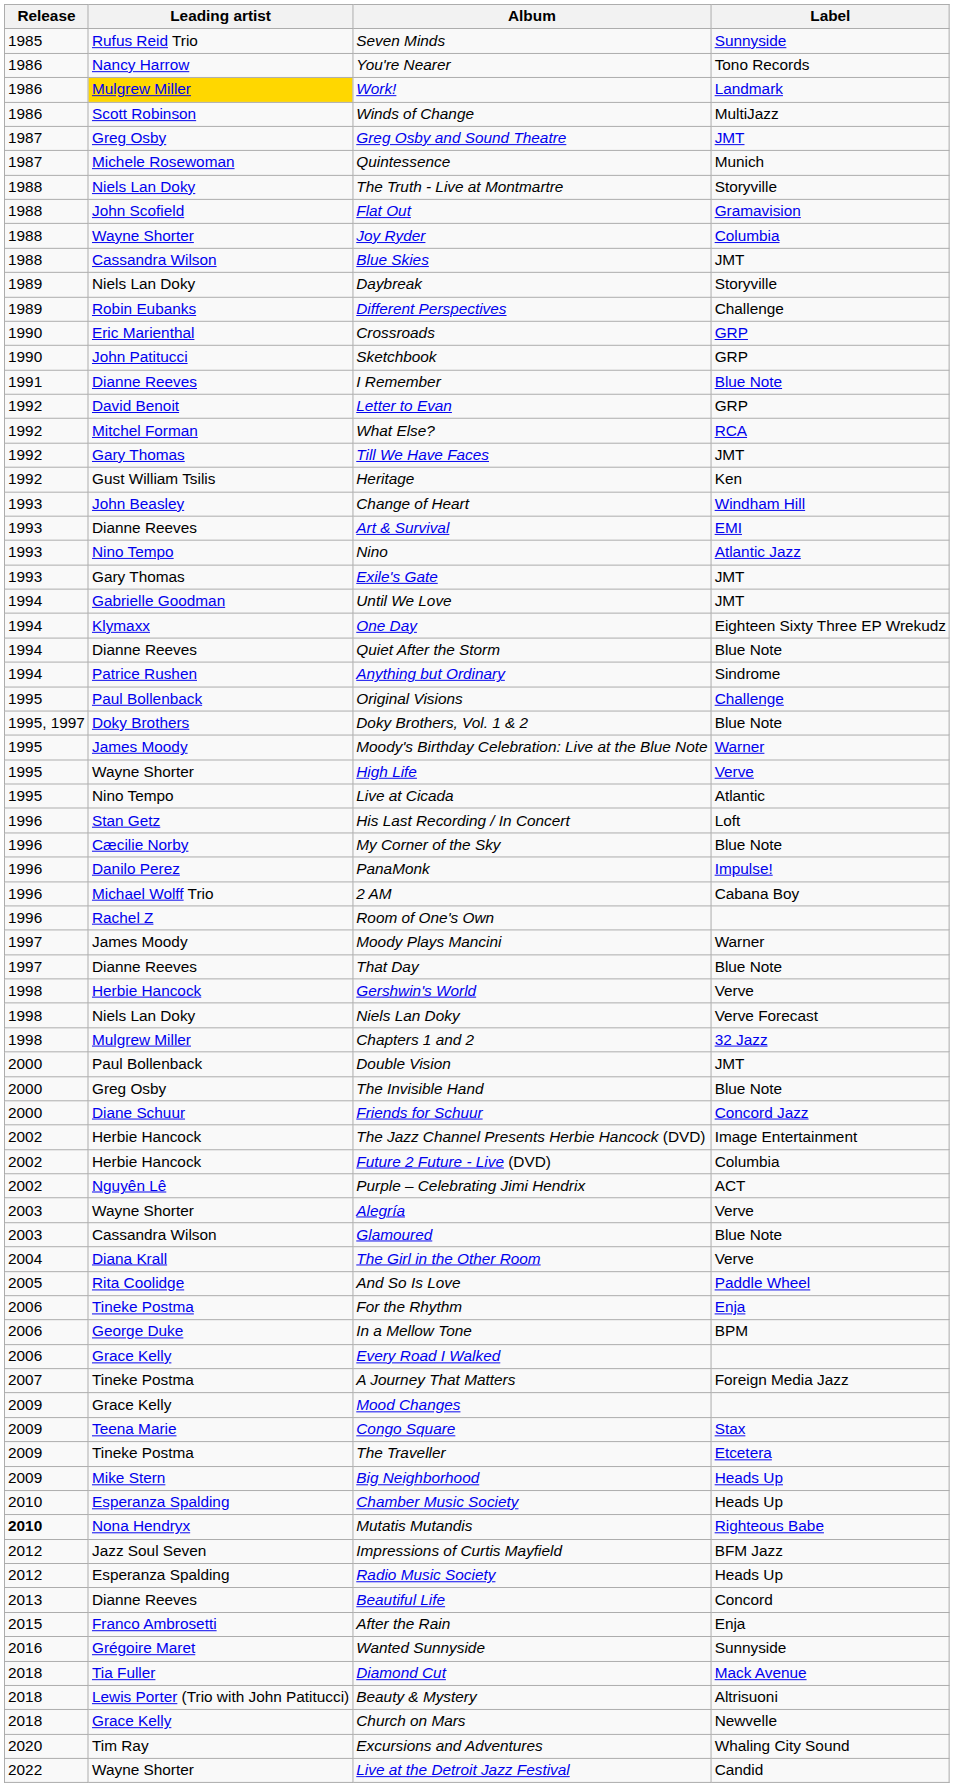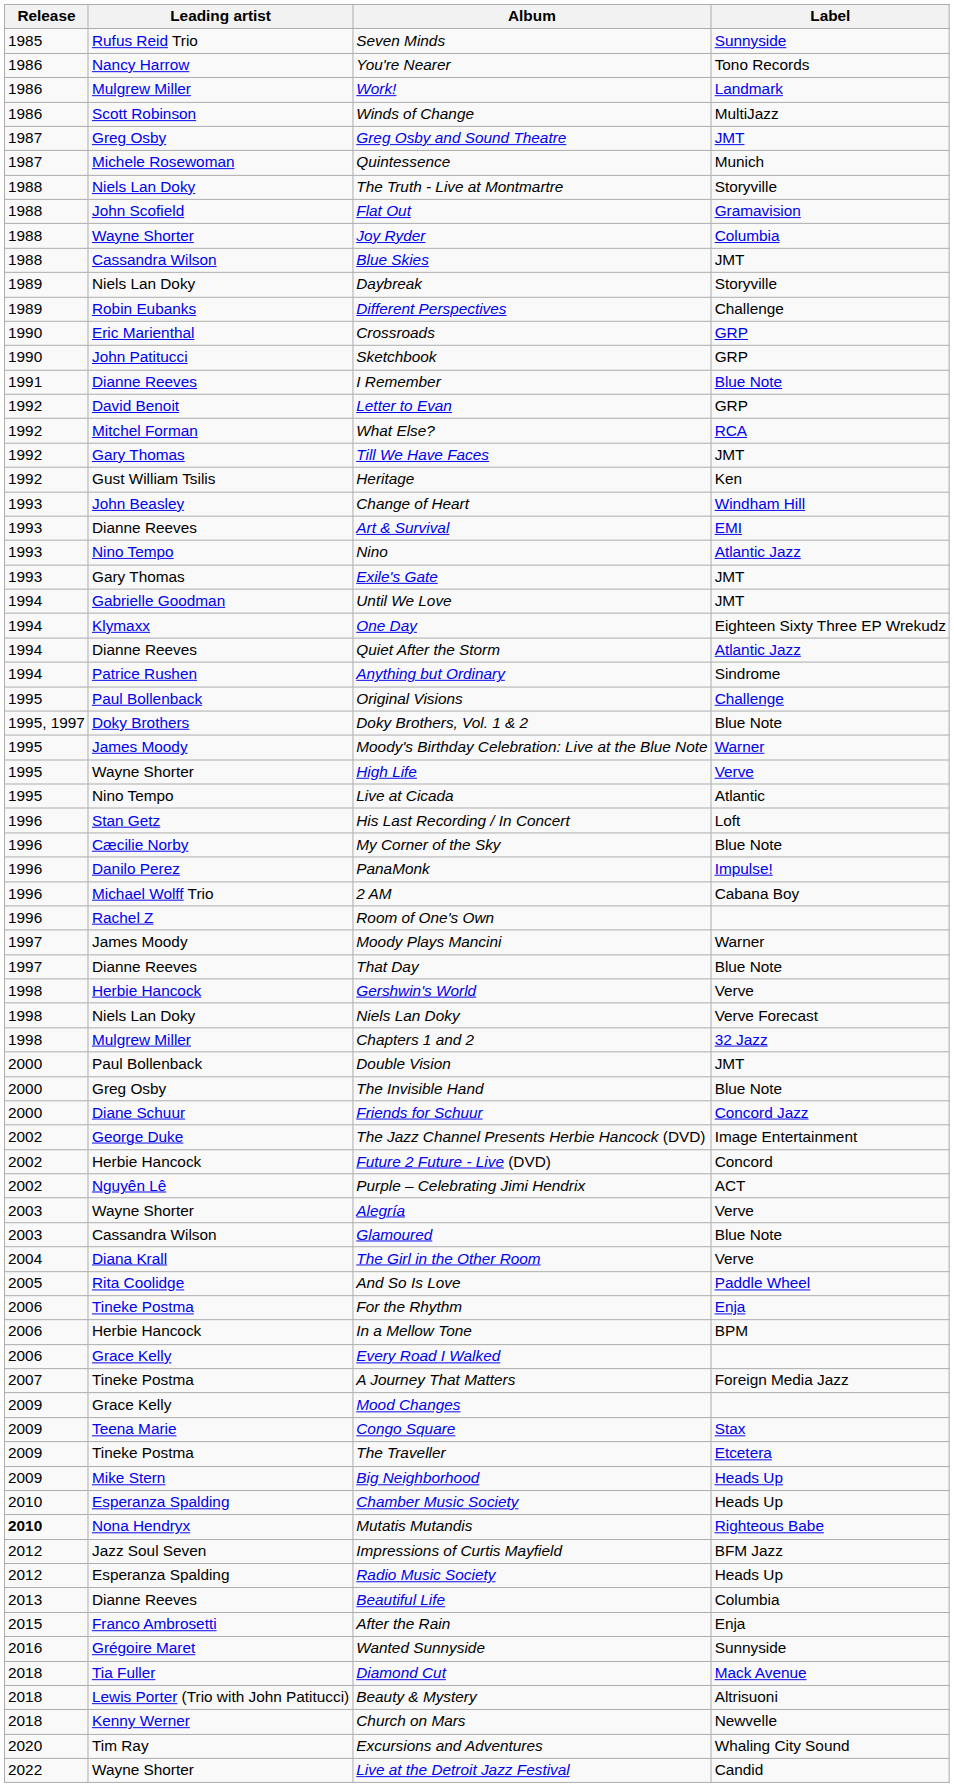(141, 89) gold background -> (141, 89) no background
(748, 650) Blue Note -> (758, 650) Atlantic Jazz
(147, 1137) Herbie Hancock -> (138, 1137) George Duke
(747, 1161) Columbia -> (744, 1161) Concord
(138, 1332) George Duke -> (147, 1332) Herbie Hancock
(744, 1600) Concord -> (747, 1600) Columbia
(132, 1721) Grace Kelly -> (141, 1721) Kenny Werner
